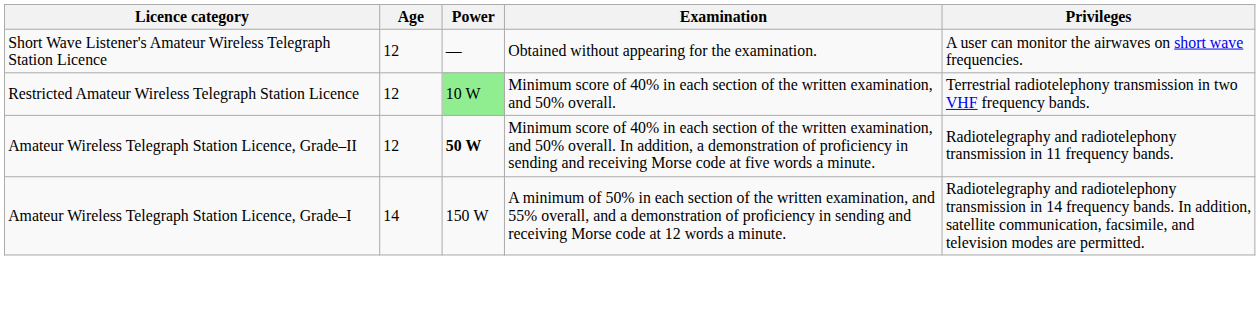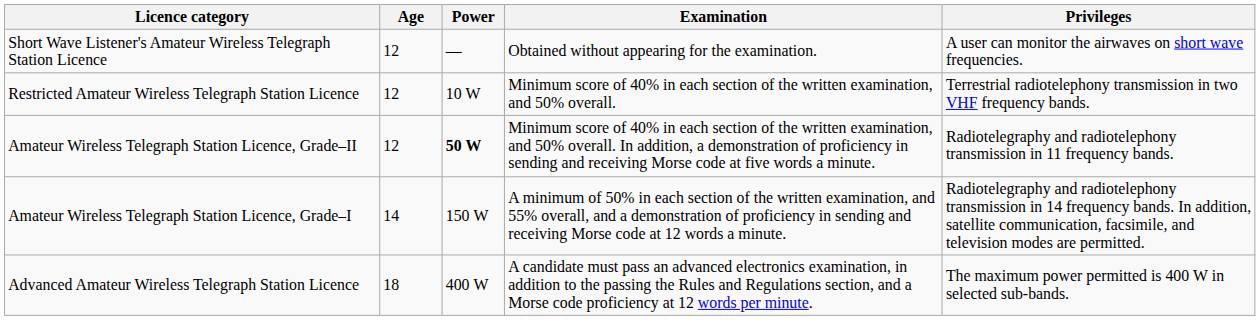(463, 94) lightgreen background -> (463, 94) no background
+ row: (184, 285)
